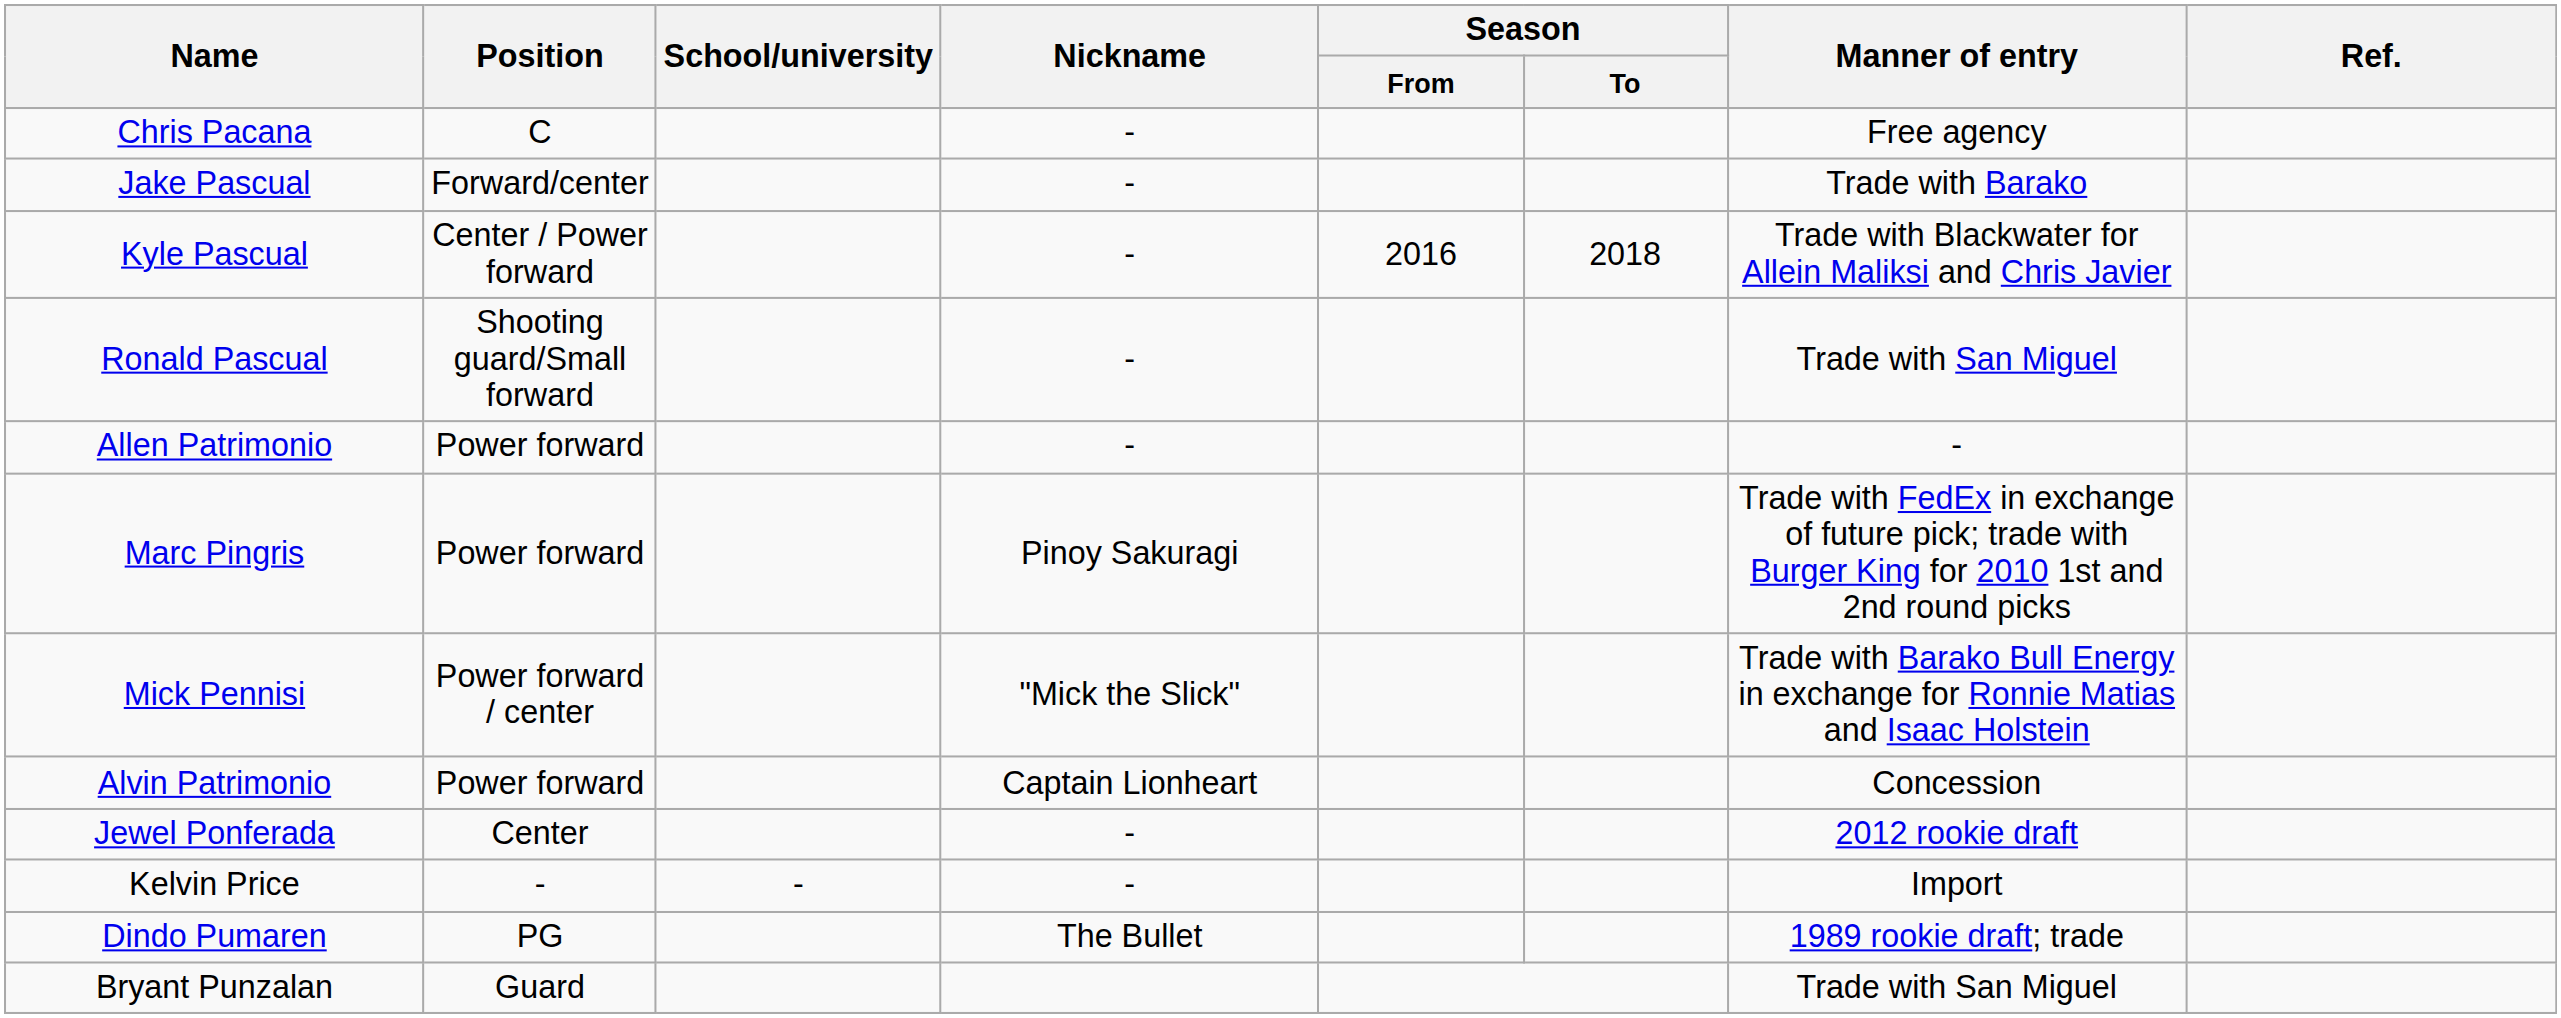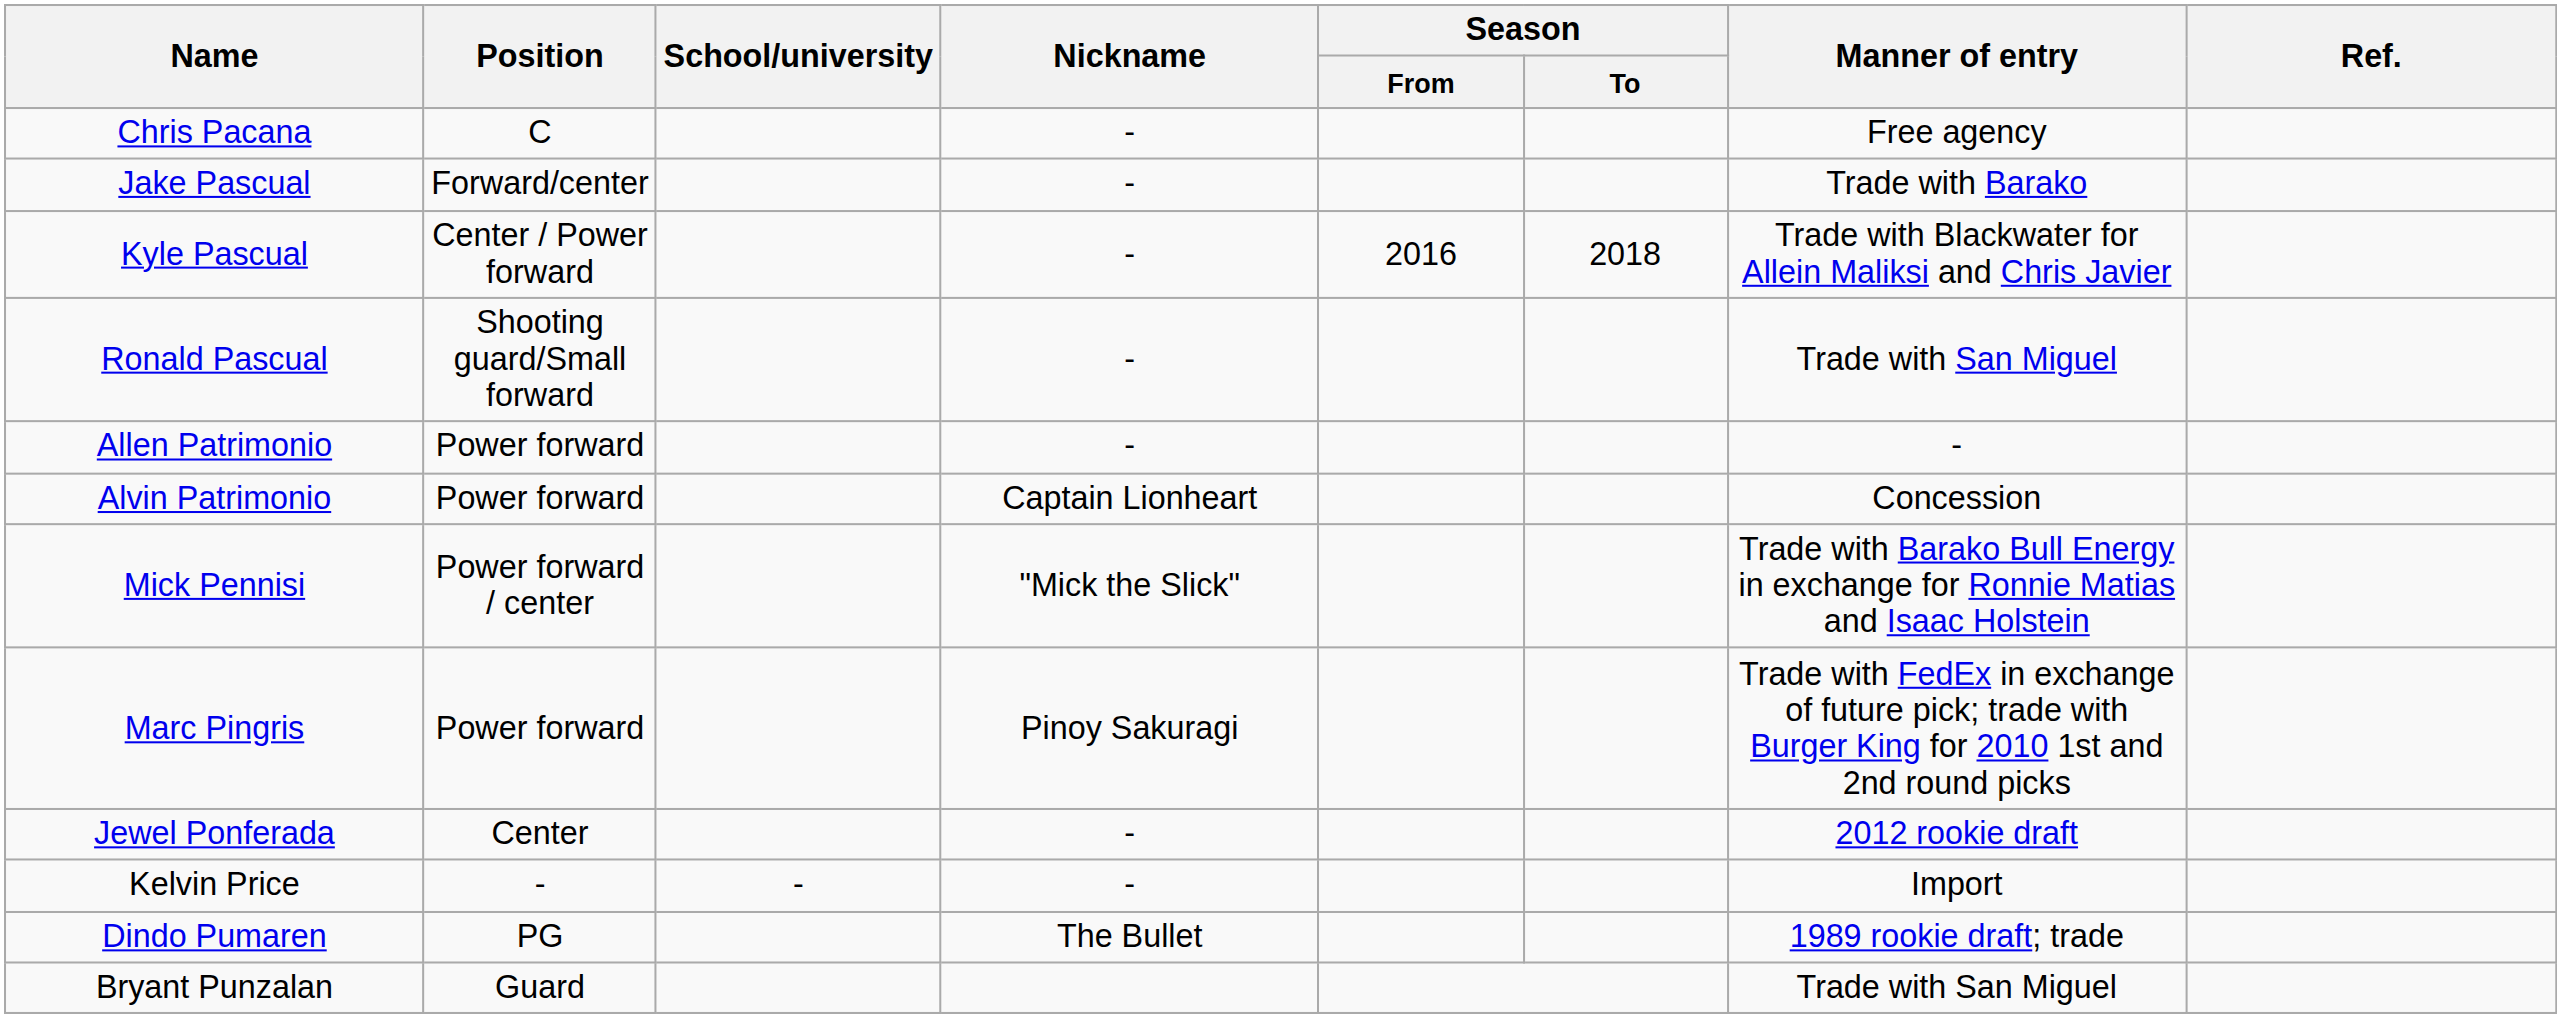rows swapped: (214, 782) <-> (214, 552)
